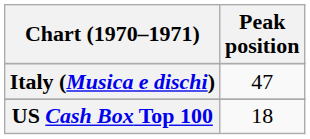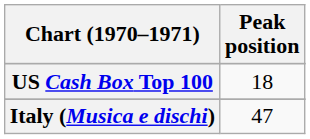rows swapped: (112, 81) <-> (112, 116)
